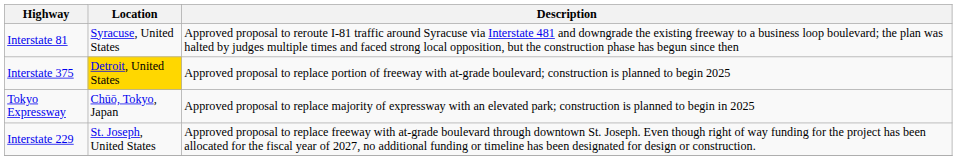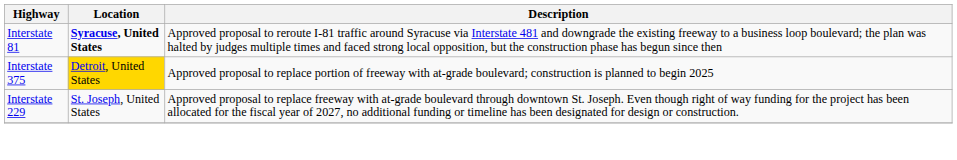(132, 40) normal -> (115, 40) bold
- row: (37, 106)
